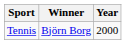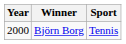columns swapped: (107, 13) <-> (22, 13)
